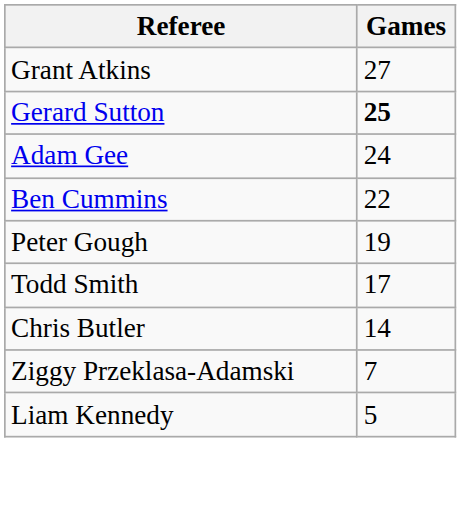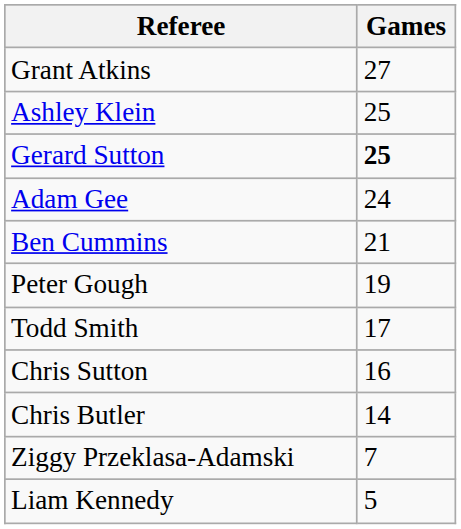+ row: (83, 112)
(377, 198) 22 -> (377, 241) 21
+ row: (80, 371)
